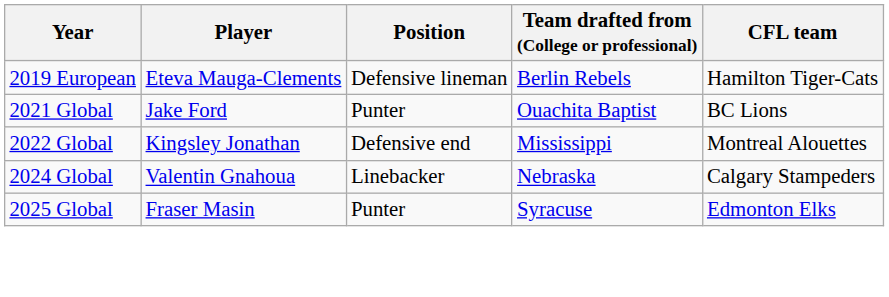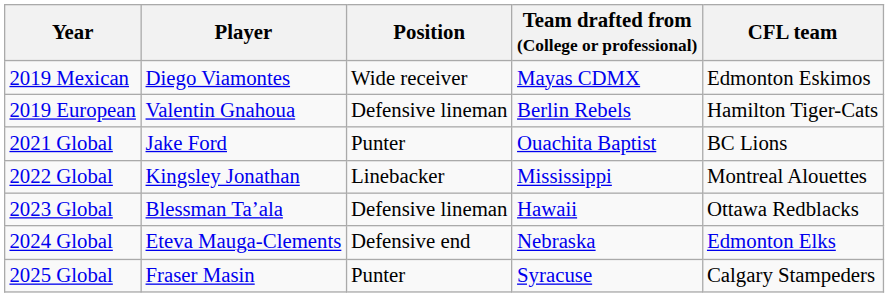+ row: (69, 77)
(243, 77) Eteva Mauga-Clements -> (220, 110) Valentin Gnahoua
(411, 143) Defensive end -> (398, 176) Linebacker
+ row: (61, 209)
(220, 176) Valentin Gnahoua -> (243, 242) Eteva Mauga-Clements
(398, 176) Linebacker -> (411, 242) Defensive end
(791, 176) Calgary Stampeders -> (771, 242) Edmonton Elks
(771, 209) Edmonton Elks -> (791, 275) Calgary Stampeders
